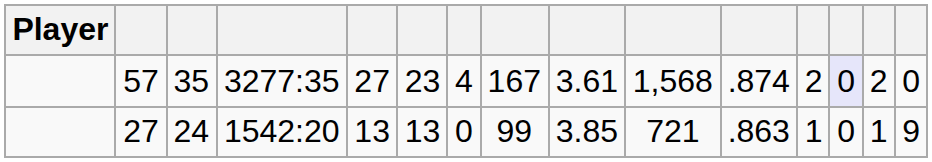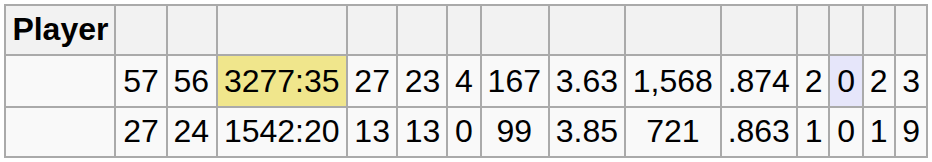(191, 80) 35 -> (191, 80) 56
(282, 80) no background -> (282, 80) khaki background
(587, 80) 3.61 -> (587, 80) 3.63
(911, 80) 0 -> (911, 80) 3
